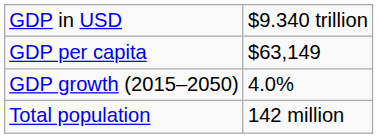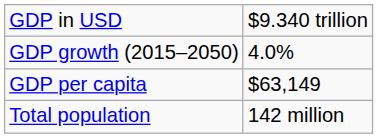rows swapped: (78, 52) <-> (124, 84)
